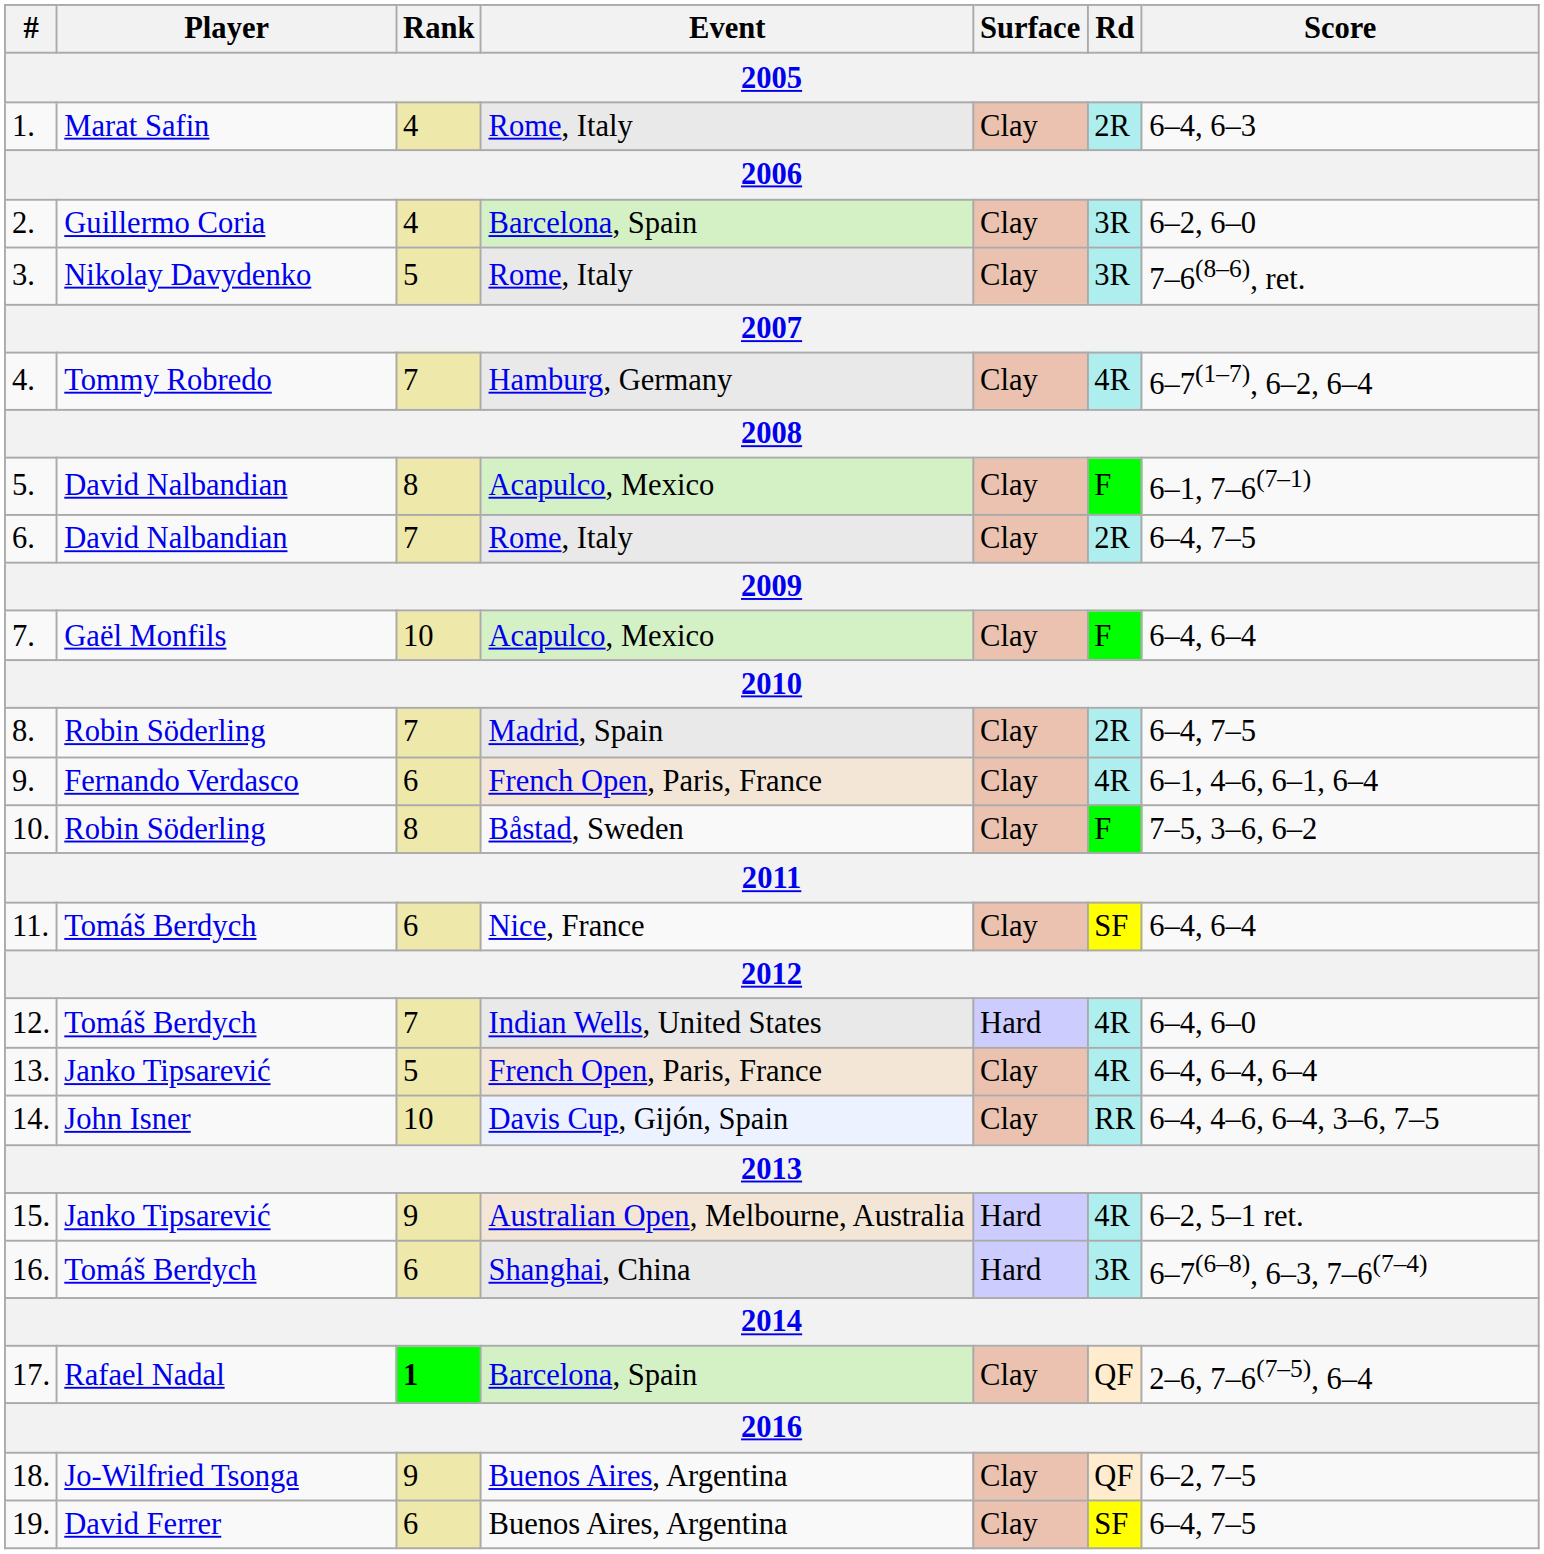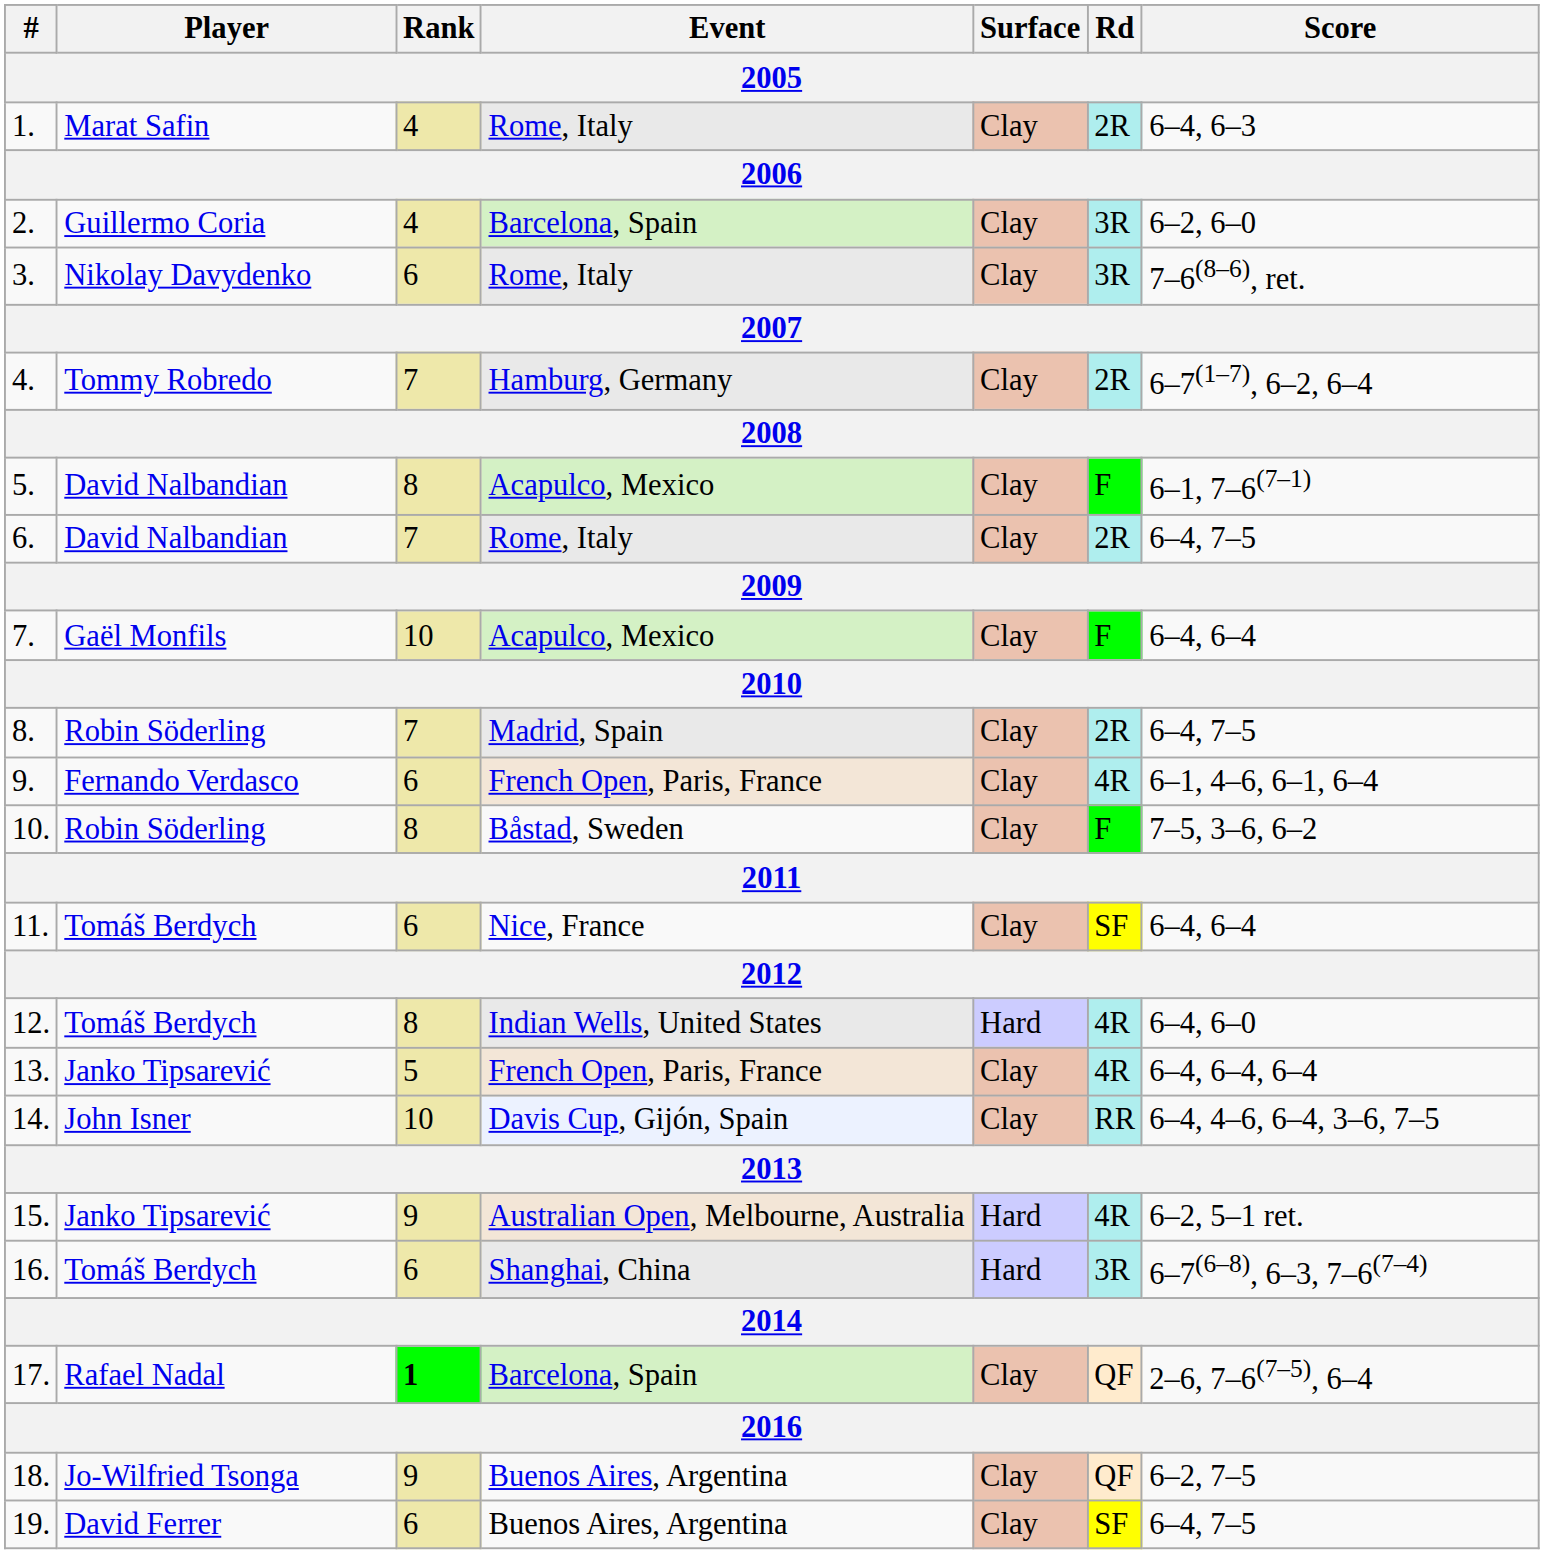(411, 275) 5 -> (411, 275) 6
(1112, 380) 4R -> (1112, 380) 2R
(411, 1022) 7 -> (411, 1022) 8
